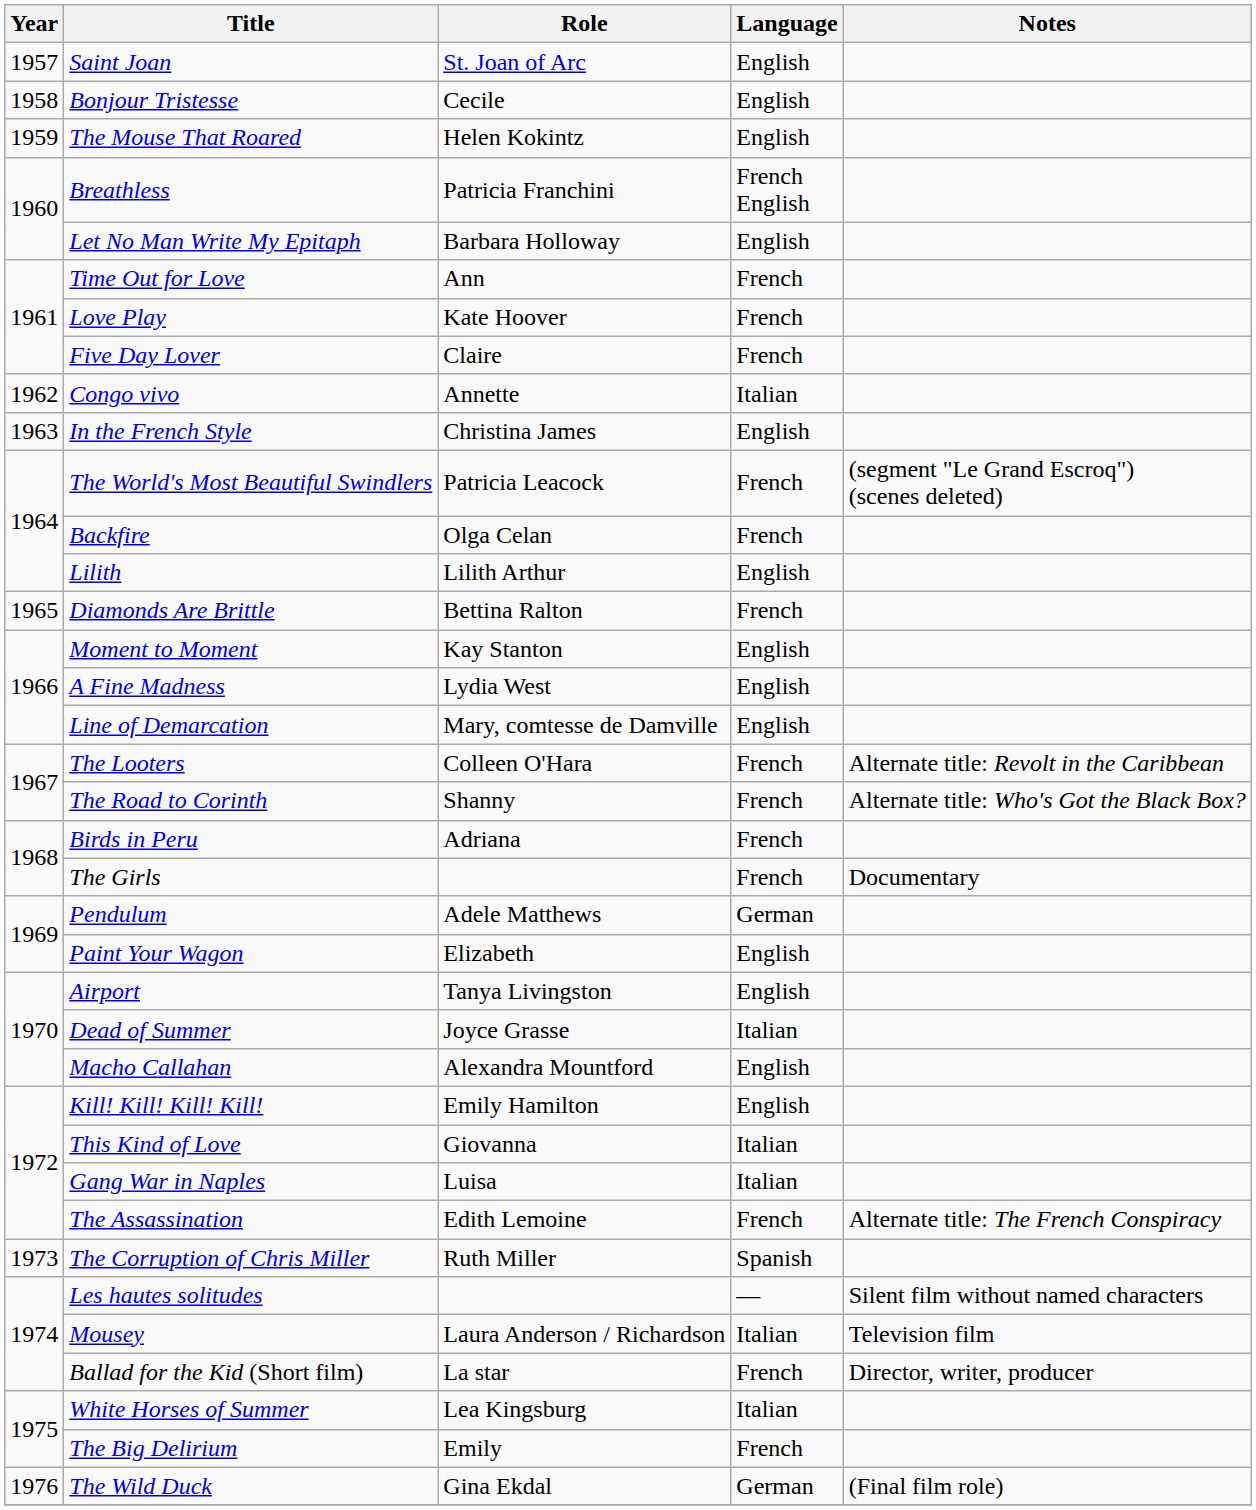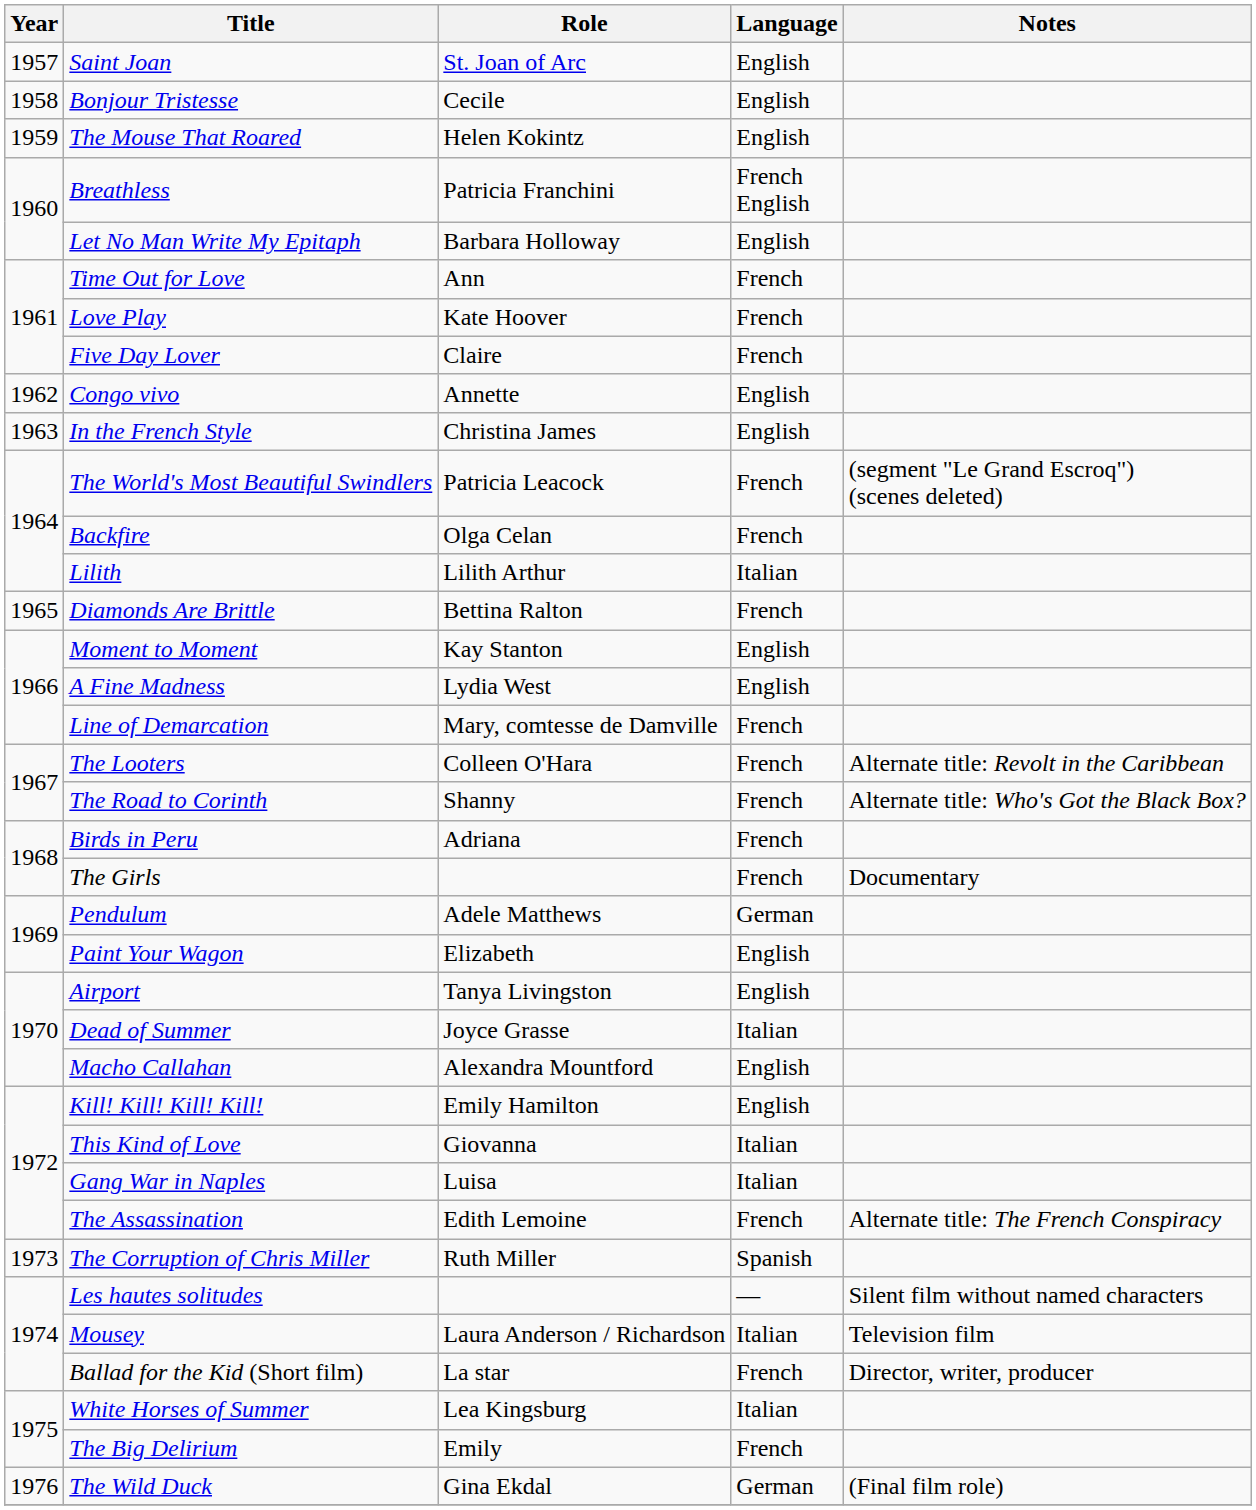(767, 393) Italian -> (773, 393) English
(773, 572) English -> (767, 572) Italian
(773, 724) English -> (770, 724) French
